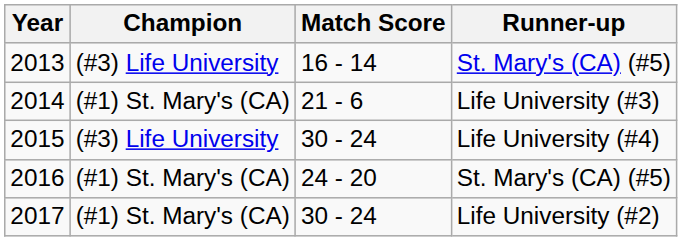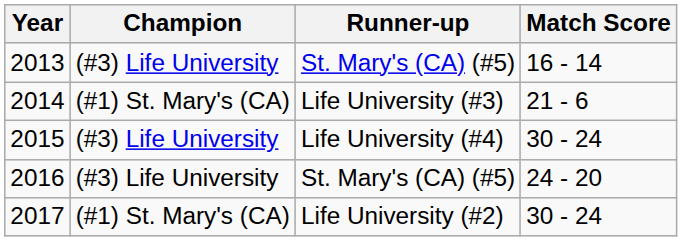columns swapped: (373, 23) <-> (564, 23)
(183, 178) (#1) St. Mary's (CA) -> (177, 178) (#3) Life University
